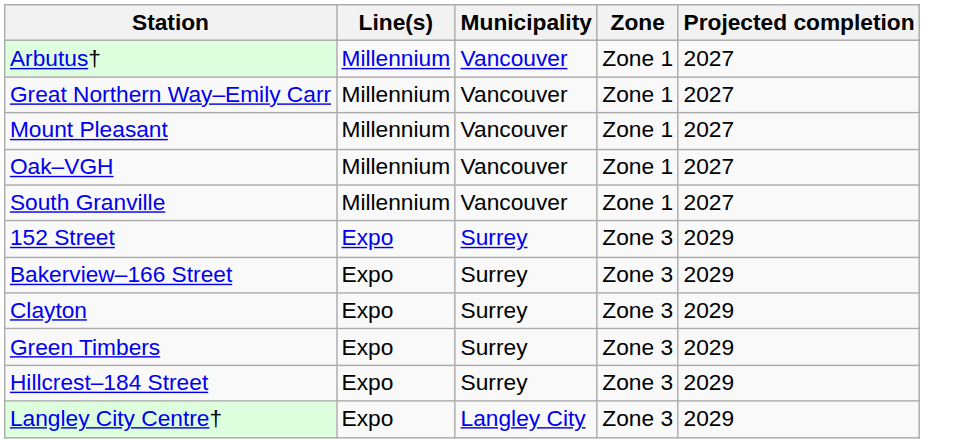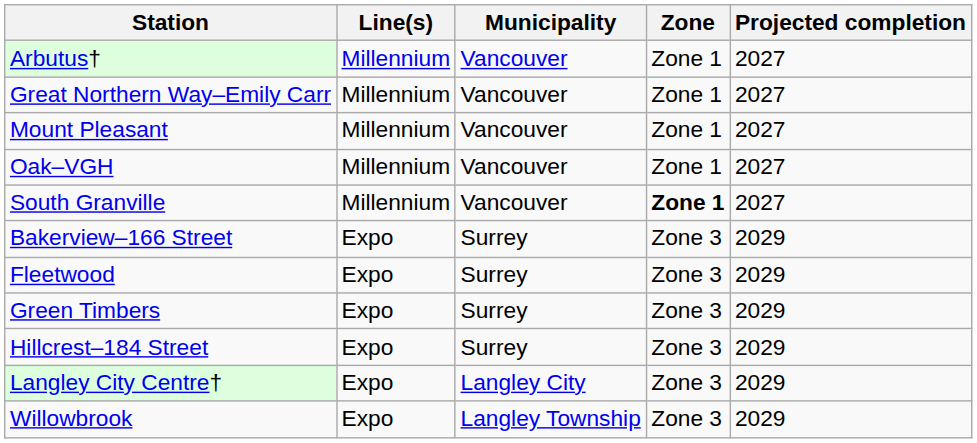(638, 202) normal -> (688, 202) bold
- row: (62, 238)
- row: (48, 310)
+ row: (62, 274)
+ row: (71, 418)
